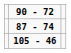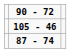rows swapped: (35, 26) <-> (35, 41)
